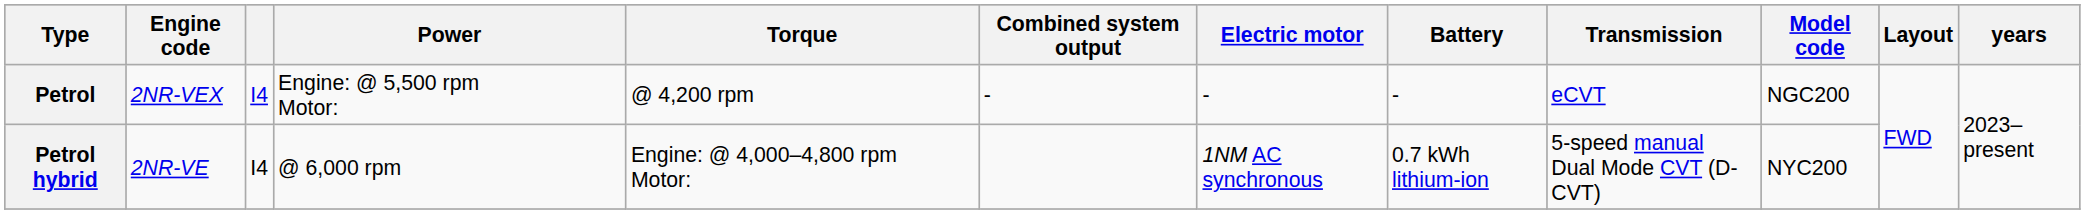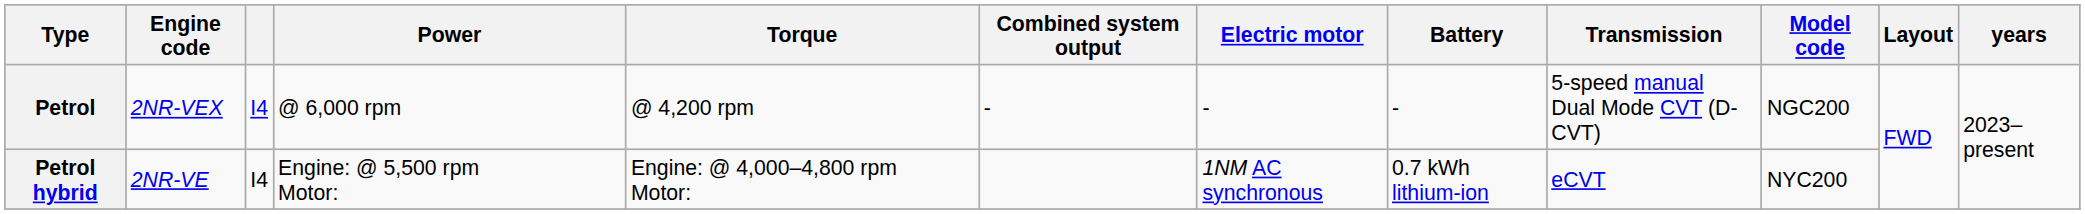(379, 95) Engine: @ 5,500 rpm Motor: -> (340, 107) @ 6,000 rpm
(1578, 95) eCVT -> (1644, 107) 5-speed manual Dual Mode CVT (D-CVT)
(340, 167) @ 6,000 rpm -> (379, 179) Engine: @ 5,500 rpm Motor:
(1644, 167) 5-speed manual Dual Mode CVT (D-CVT) -> (1578, 179) eCVT
